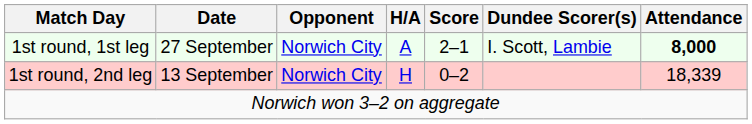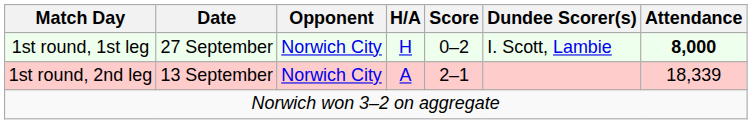(406, 47) A -> (406, 47) H
(454, 47) 2–1 -> (454, 47) 0–2
(406, 75) H -> (406, 75) A
(454, 75) 0–2 -> (454, 75) 2–1
